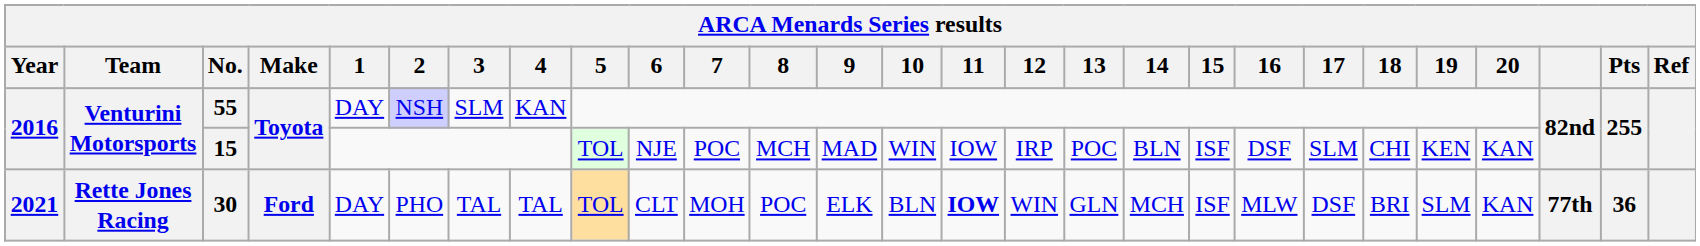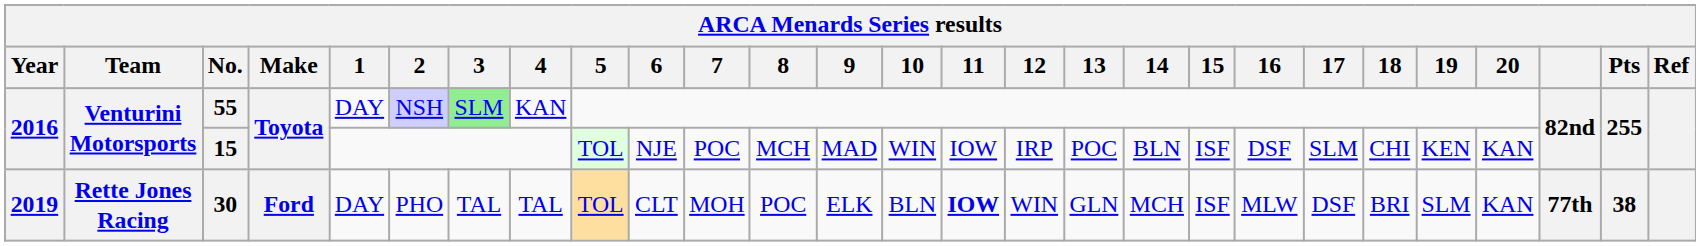(479, 107) no background -> (479, 107) lightgreen background
(34, 204) 2021 -> (34, 204) 2019
(1624, 204) 36 -> (1624, 204) 38
